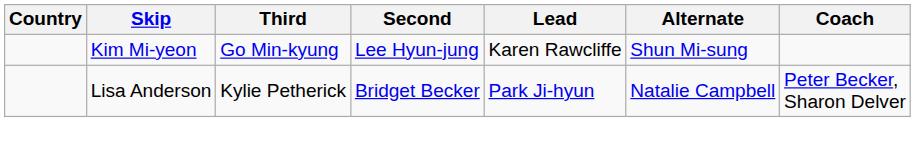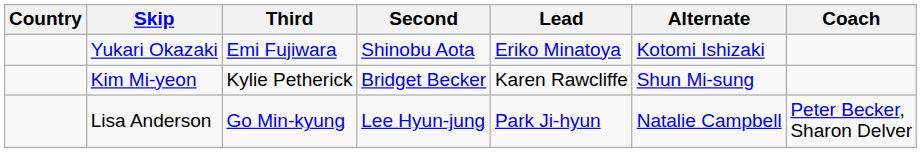+ row: (154, 49)
(279, 49) Go Min-kyung -> (289, 79) Kylie Petherick
(417, 49) Lee Hyun-jung -> (424, 79) Bridget Becker
(283, 90) Kylie Petherick -> (286, 120) Go Min-kyung
(417, 90) Bridget Becker -> (423, 120) Lee Hyun-jung
